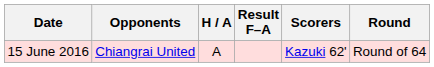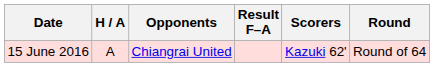columns swapped: (145, 22) <-> (217, 22)
